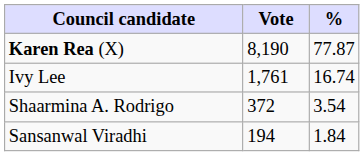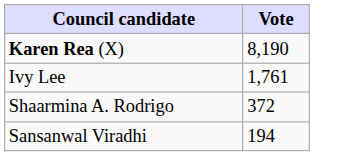- column: (334, 19)
